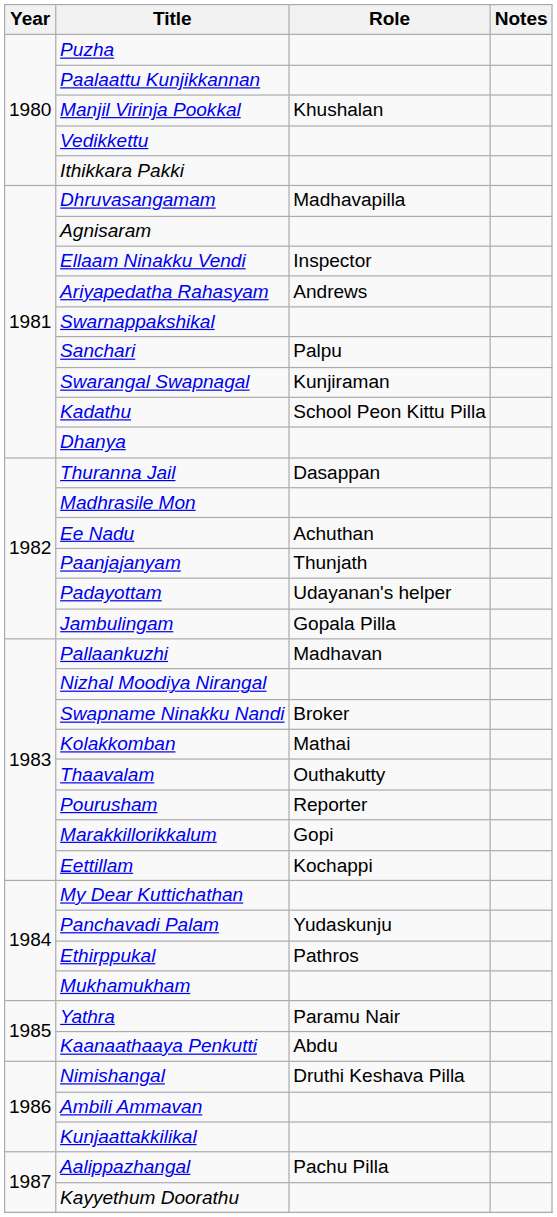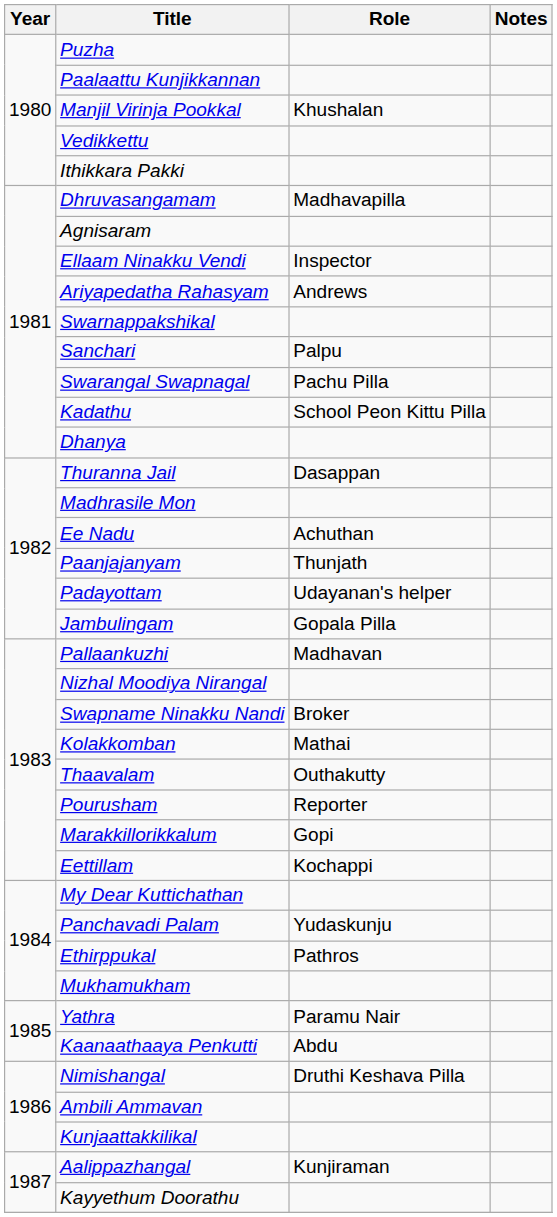(341, 381) Kunjiraman -> (341, 381) Pachu Pilla
(341, 1167) Pachu Pilla -> (341, 1167) Kunjiraman
